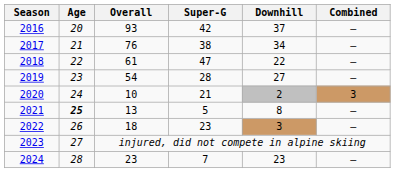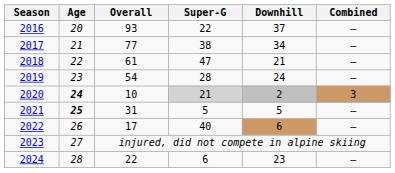(205, 29) 42 -> (205, 29) 22
(131, 45) 76 -> (131, 45) 77
(279, 61) 22 -> (279, 61) 21
(279, 78) 27 -> (279, 78) 24
(77, 94) normal -> (77, 94) bold
(205, 94) no background -> (205, 94) lightgrey background
(131, 110) 13 -> (131, 110) 31
(279, 110) 8 -> (279, 110) 5
(131, 127) 18 -> (131, 127) 17
(205, 127) 23 -> (205, 127) 40
(279, 127) 3 -> (279, 127) 6
(131, 159) 23 -> (131, 159) 22
(205, 159) 7 -> (205, 159) 6
